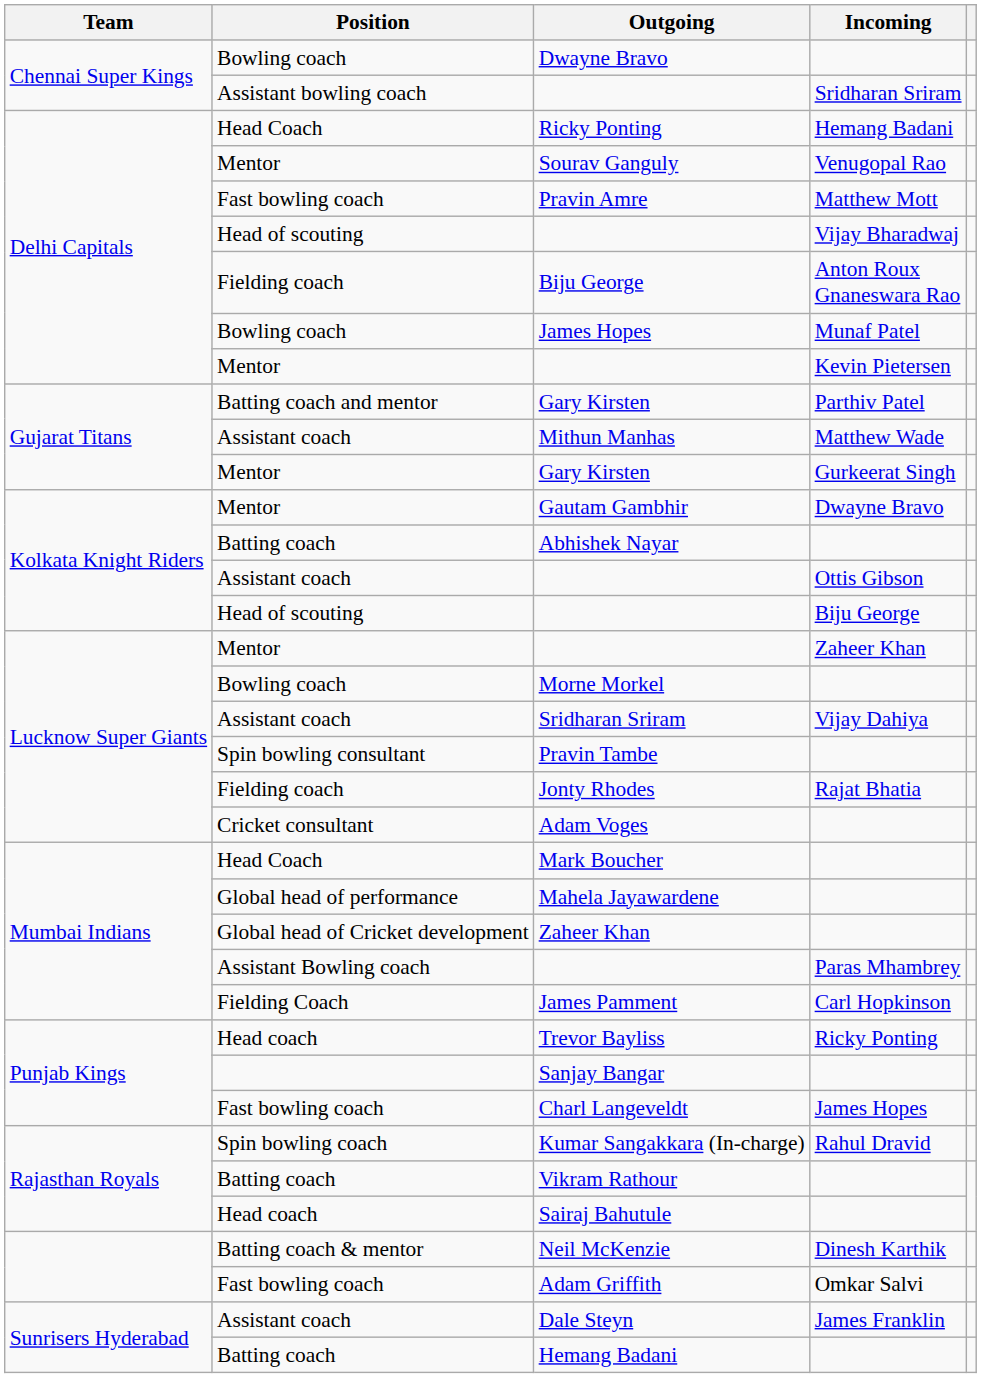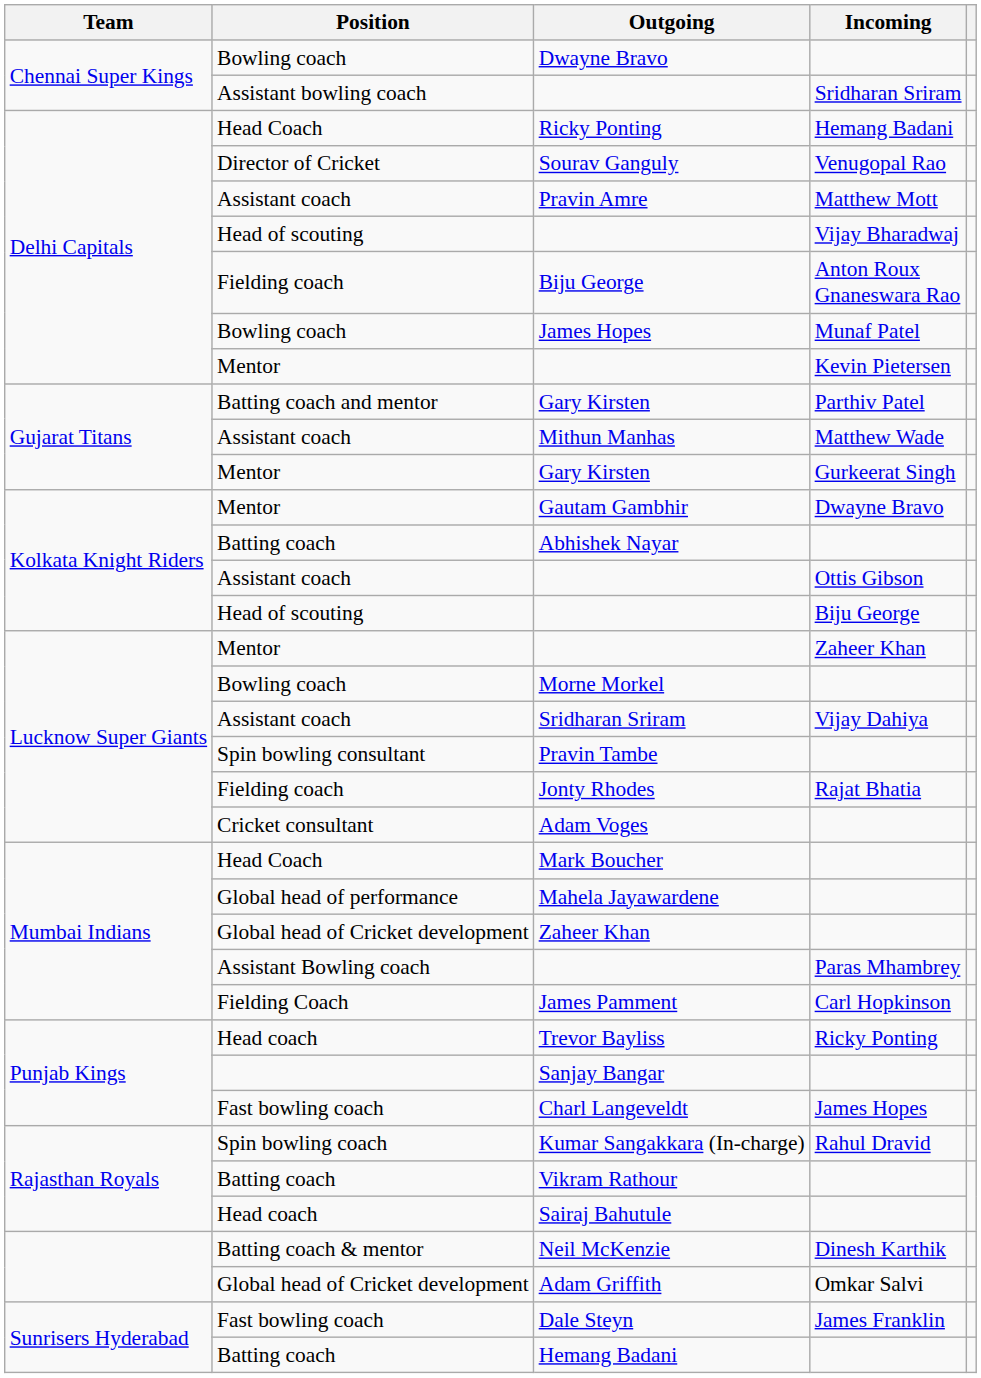(249, 163) Mentor -> (299, 163) Director of Cricket
(300, 199) Fast bowling coach -> (284, 199) Assistant coach
(300, 1284) Fast bowling coach -> (373, 1284) Global head of Cricket development
(284, 1319) Assistant coach -> (300, 1319) Fast bowling coach
